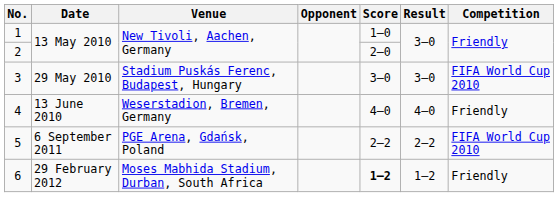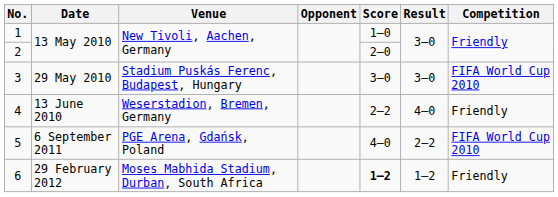(380, 111) 4–0 -> (380, 111) 2–2
(380, 143) 2–2 -> (380, 143) 4–0
